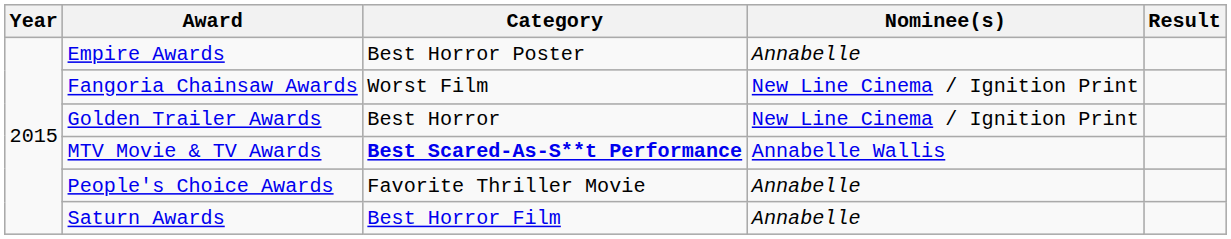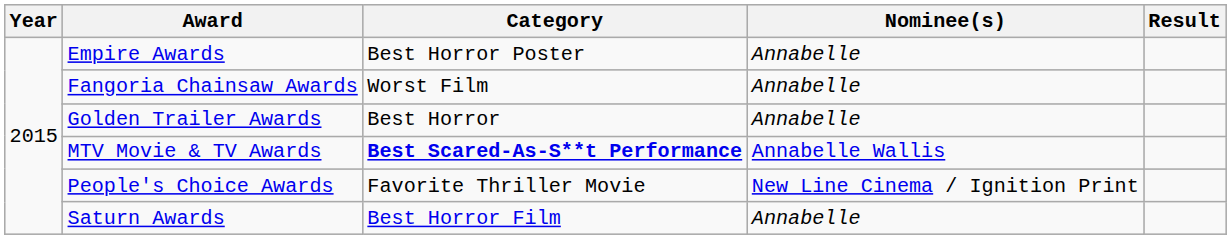(945, 87) New Line Cinema / Ignition Print -> (806, 87) Annabelle
(945, 120) New Line Cinema / Ignition Print -> (806, 120) Annabelle
(806, 185) Annabelle -> (945, 185) New Line Cinema / Ignition Print
